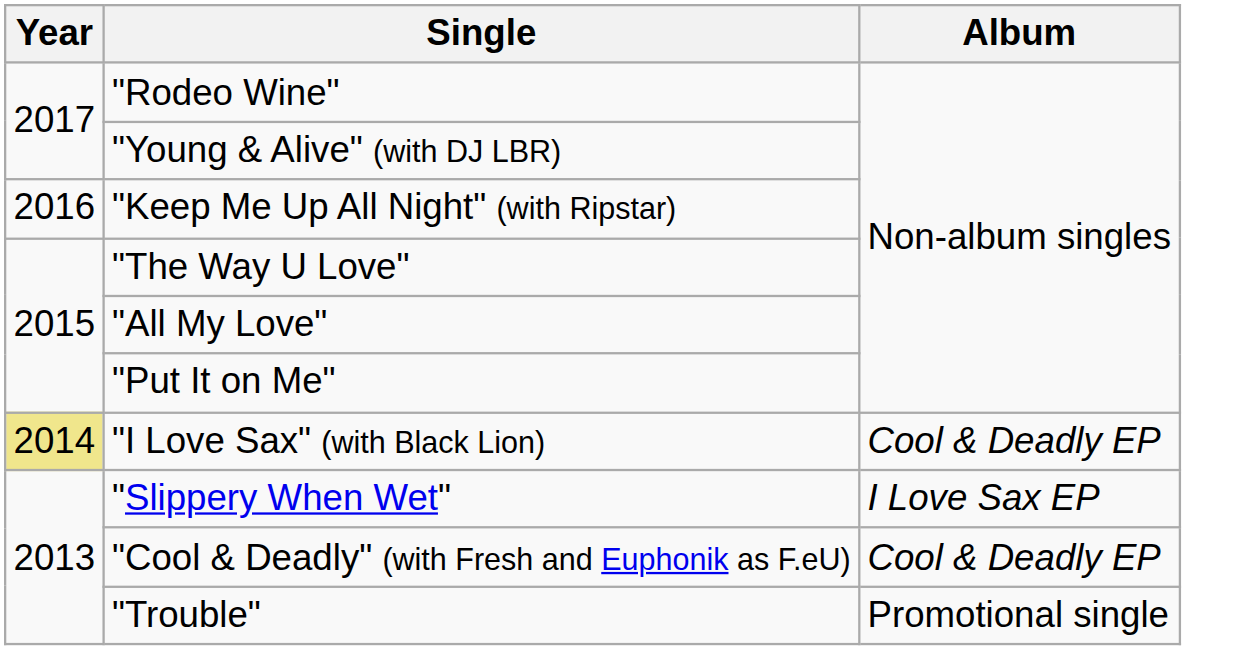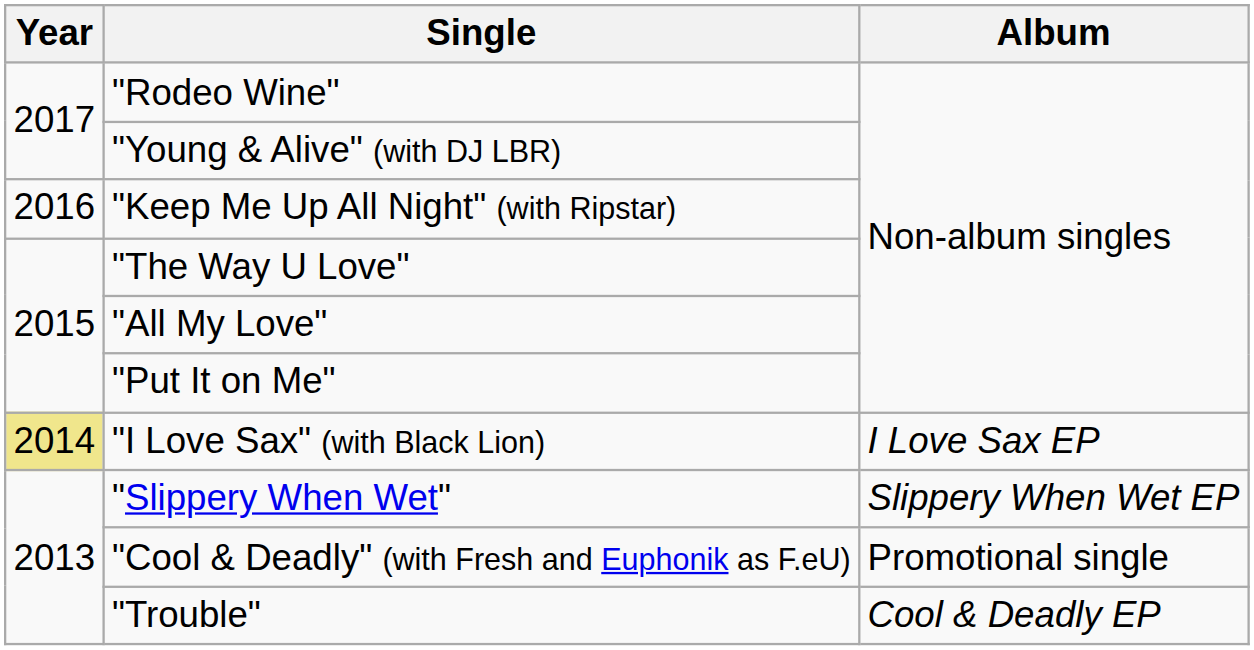(1014, 440) Cool & Deadly EP -> (984, 440) I Love Sax EP
(984, 498) I Love Sax EP -> (1053, 498) Slippery When Wet EP
(1014, 556) Cool & Deadly EP -> (1018, 556) Promotional single
(1018, 614) Promotional single -> (1014, 614) Cool & Deadly EP
